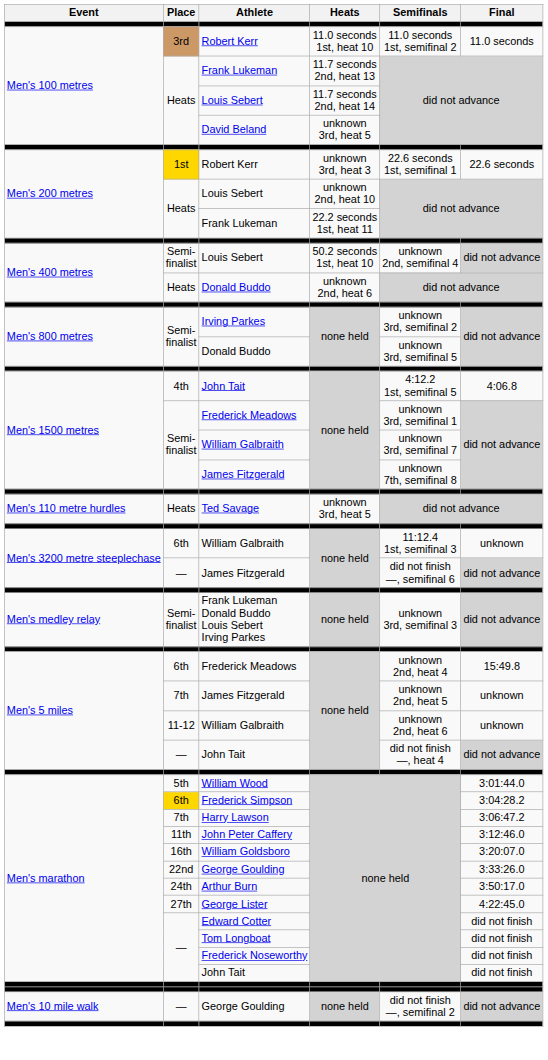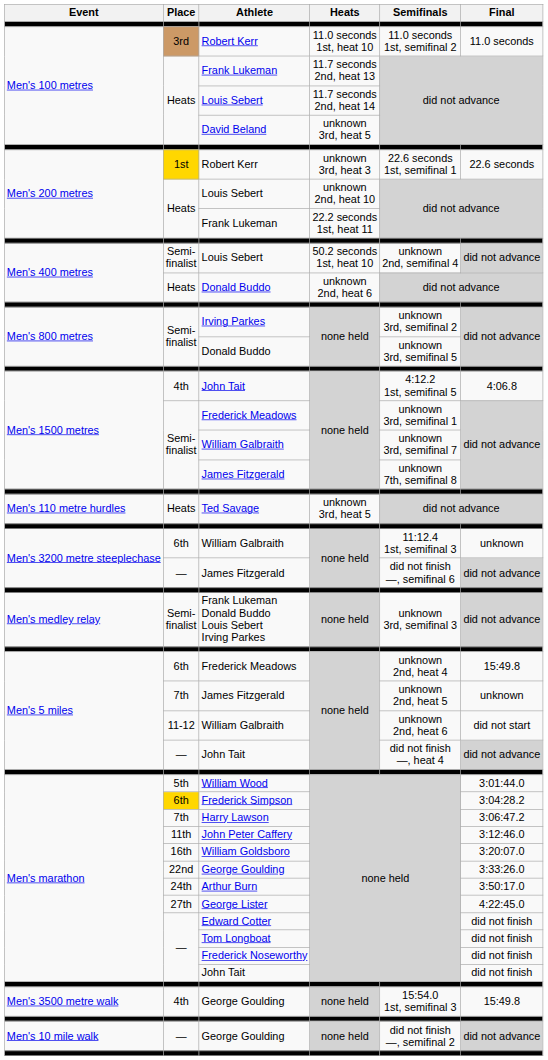(502, 725) unknown -> (502, 725) did not start
+ row: (63, 1001)
